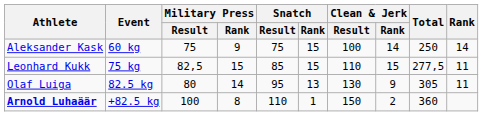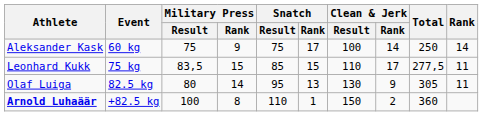(313, 48) 15 -> (313, 48) 17
(190, 66) 82,5 -> (190, 66) 83,5
(393, 66) 15 -> (393, 66) 17
